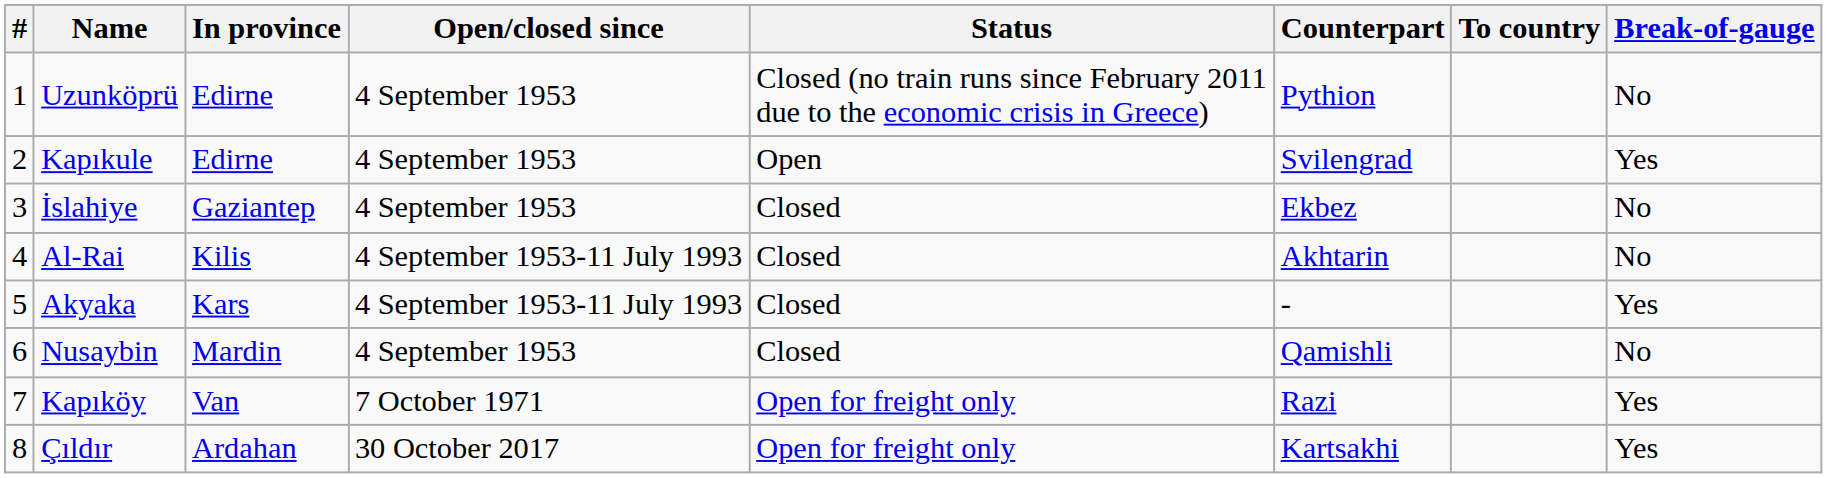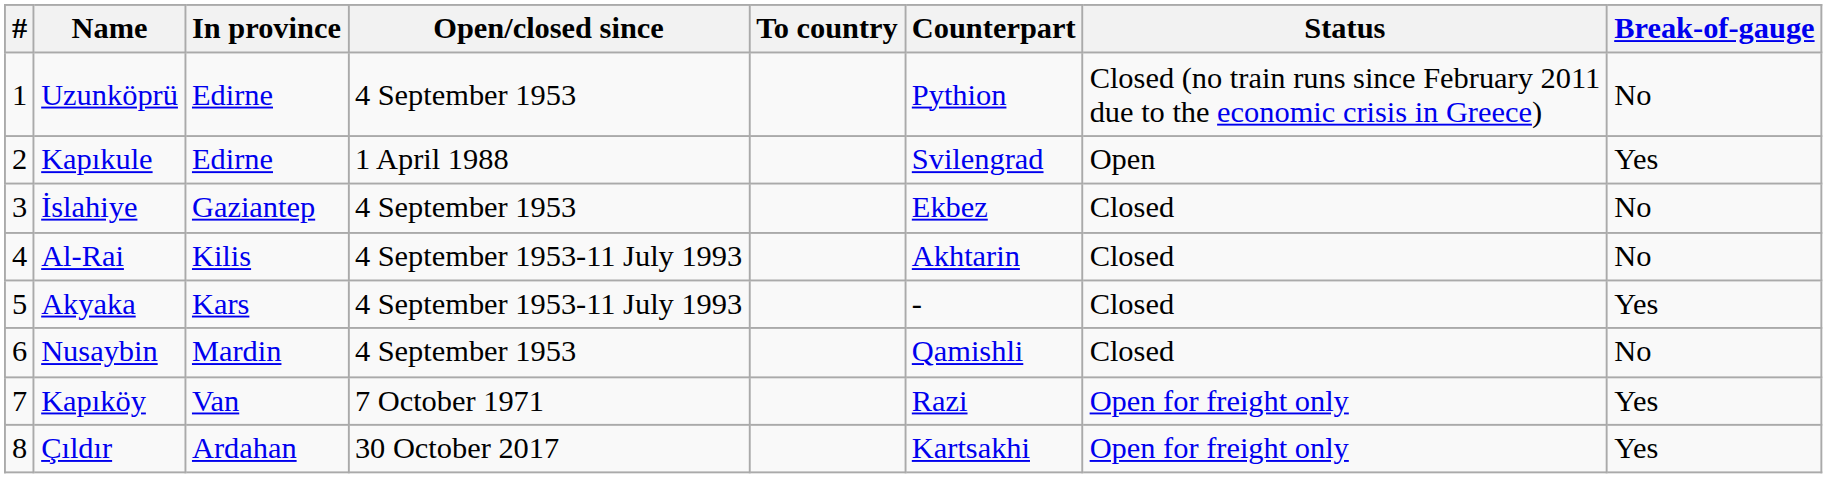columns swapped: (1529, 28) <-> (1011, 28)
(466, 159) 4 September 1953 -> (432, 159) 1 April 1988
